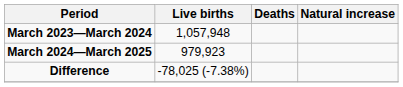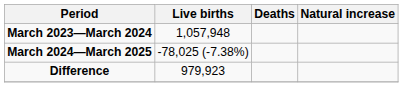(203, 52) 979,923 -> (203, 52) -78,025 (-7.38%)
(203, 71) -78,025 (-7.38%) -> (203, 71) 979,923
